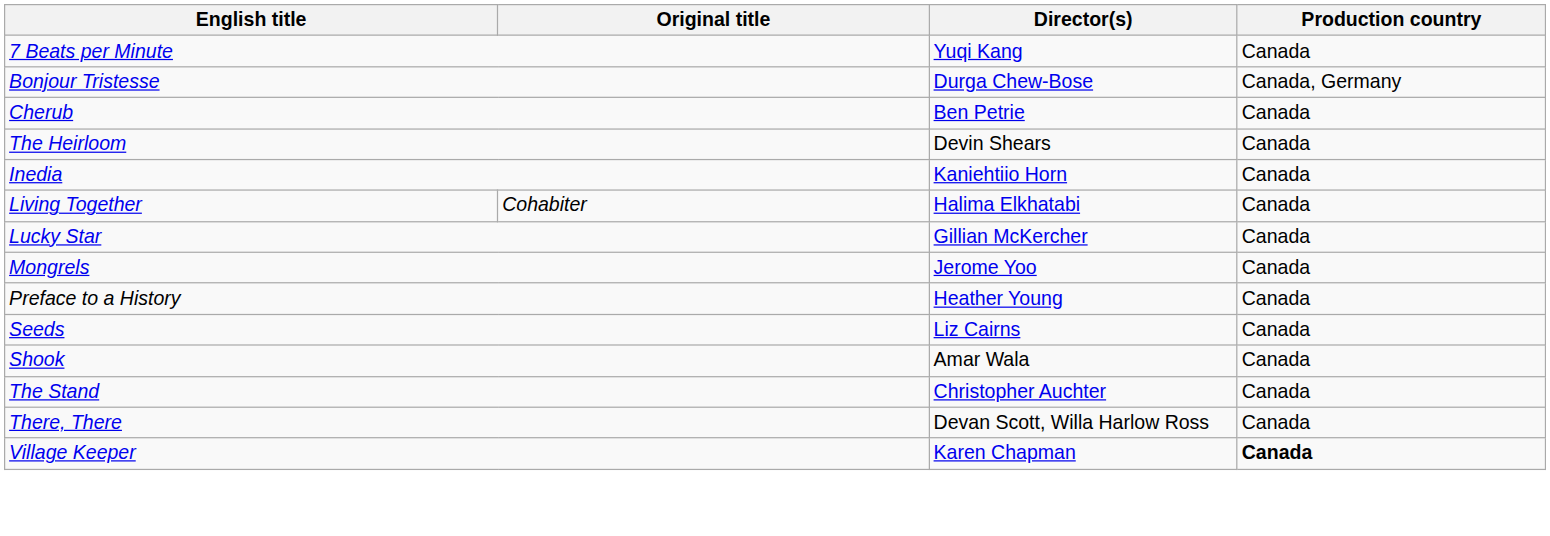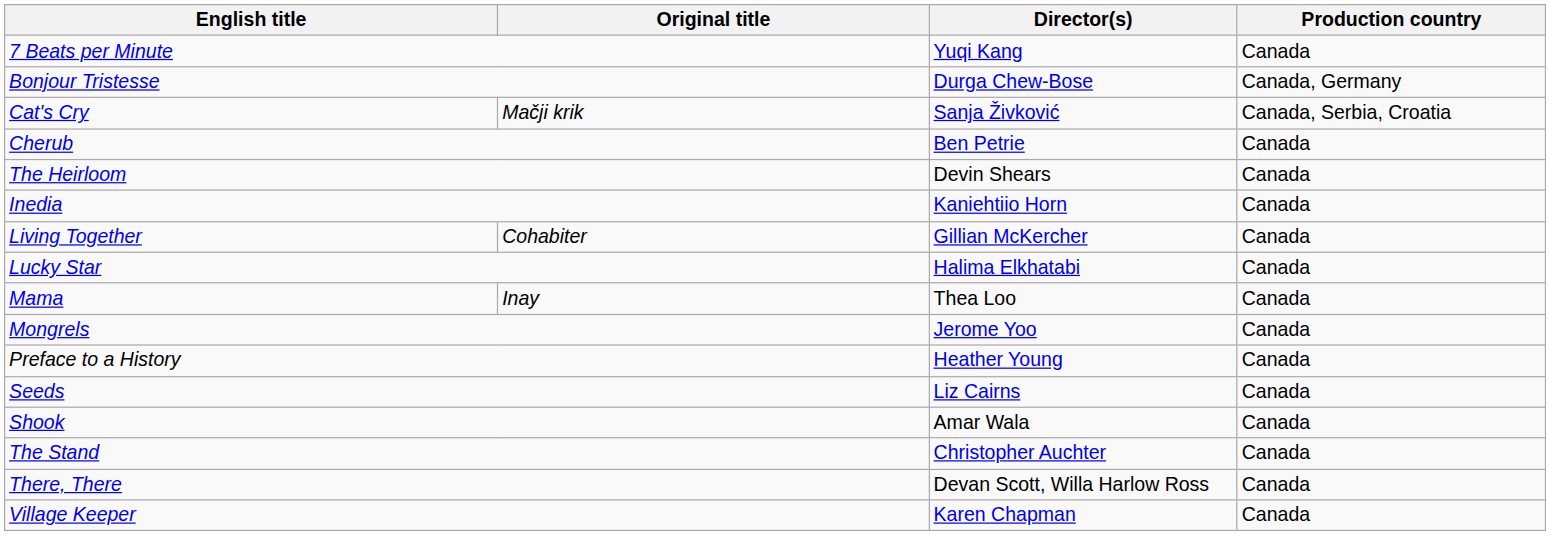+ row: (49, 112)
(1007, 205) Halima Elkhatabi -> (1011, 236) Gillian McKercher
(1011, 236) Gillian McKercher -> (1007, 267) Halima Elkhatabi
+ row: (36, 298)
(1277, 453) bold -> (1276, 515) normal
